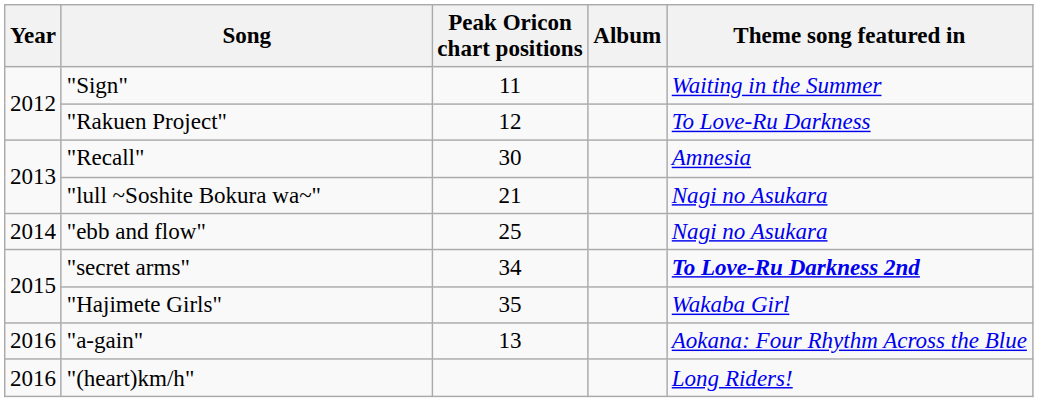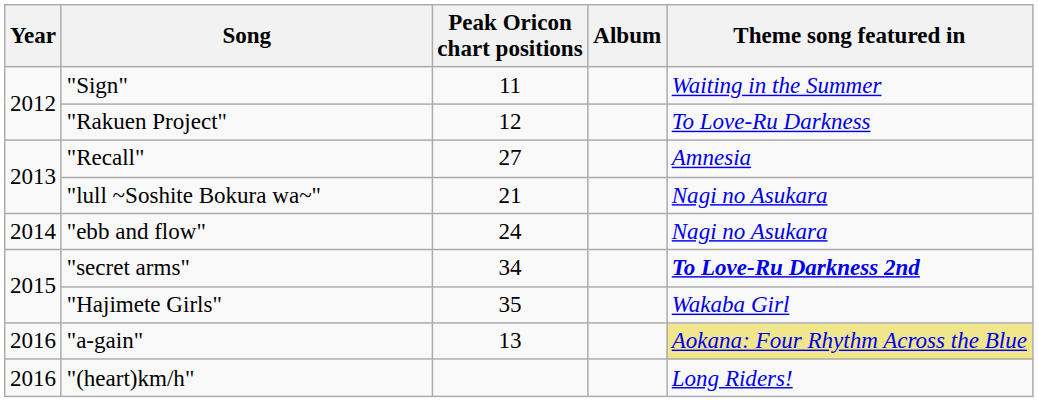(510, 158) 30 -> (510, 158) 27
(510, 231) 25 -> (510, 231) 24
(849, 341) no background -> (849, 341) khaki background
